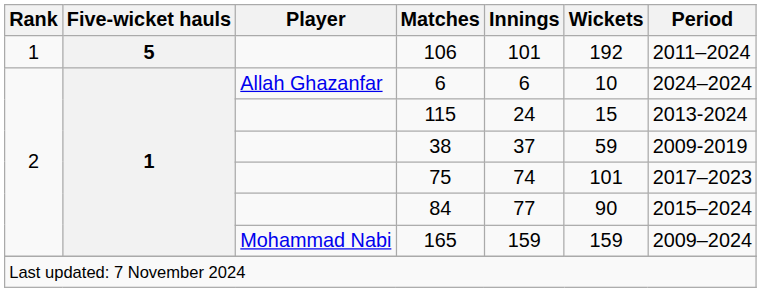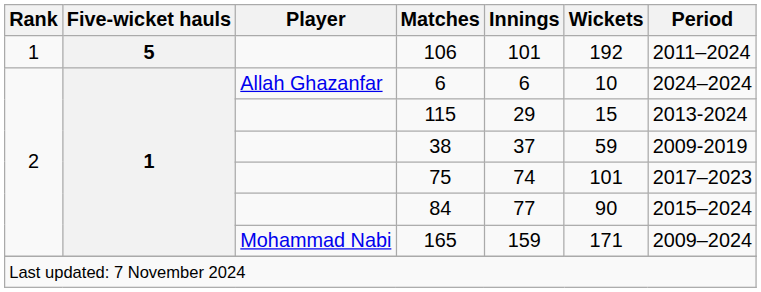(524, 114) 24 -> (524, 114) 29
(606, 240) 159 -> (606, 240) 171
